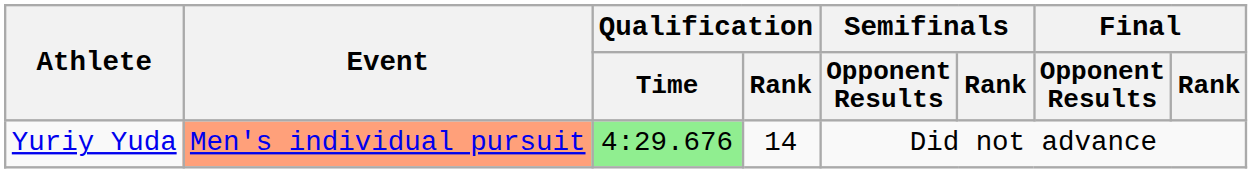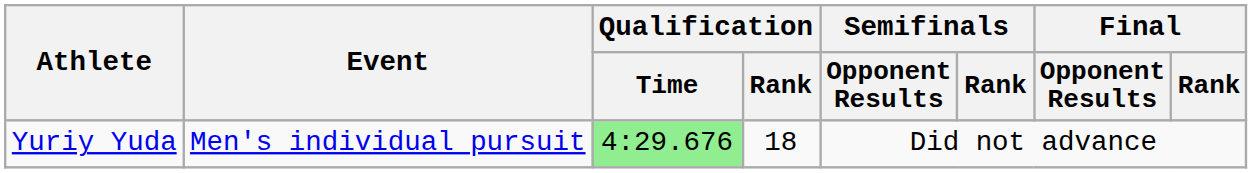(388, 143) lightsalmon background -> (388, 143) no background
(781, 143) 14 -> (781, 143) 18
